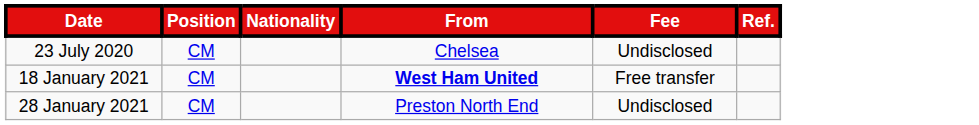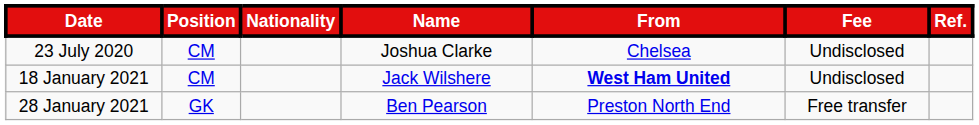+ column: (437, 21)
(665, 79) Free transfer -> (857, 79) Undisclosed
(201, 106) CM -> (201, 106) GK
(665, 106) Undisclosed -> (857, 106) Free transfer
